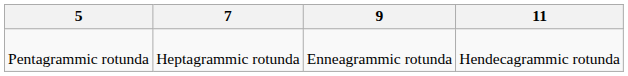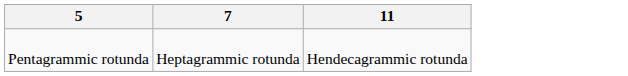- column: (379, 16)
